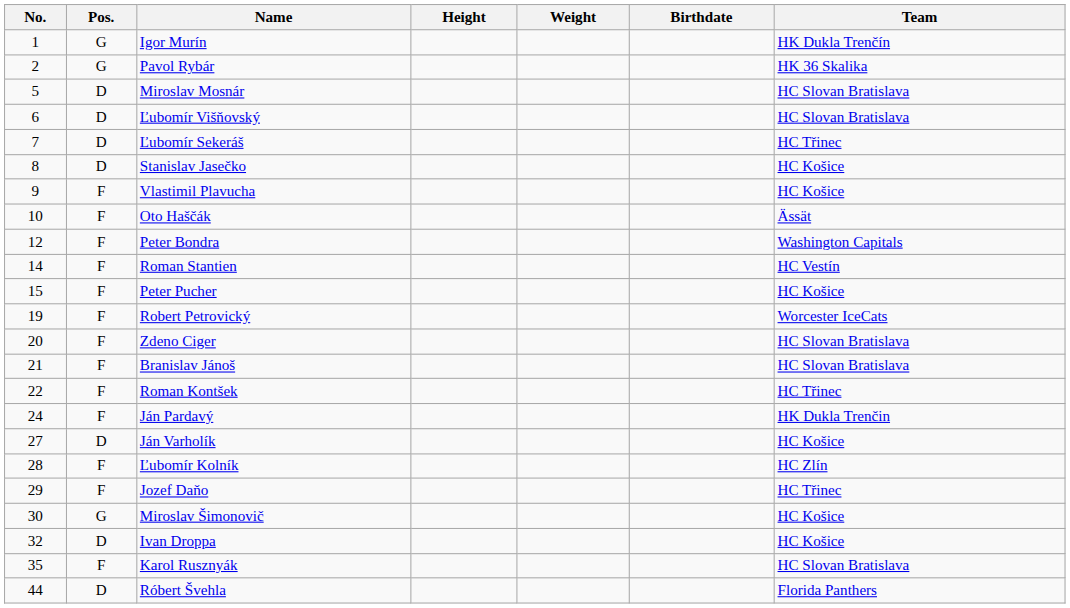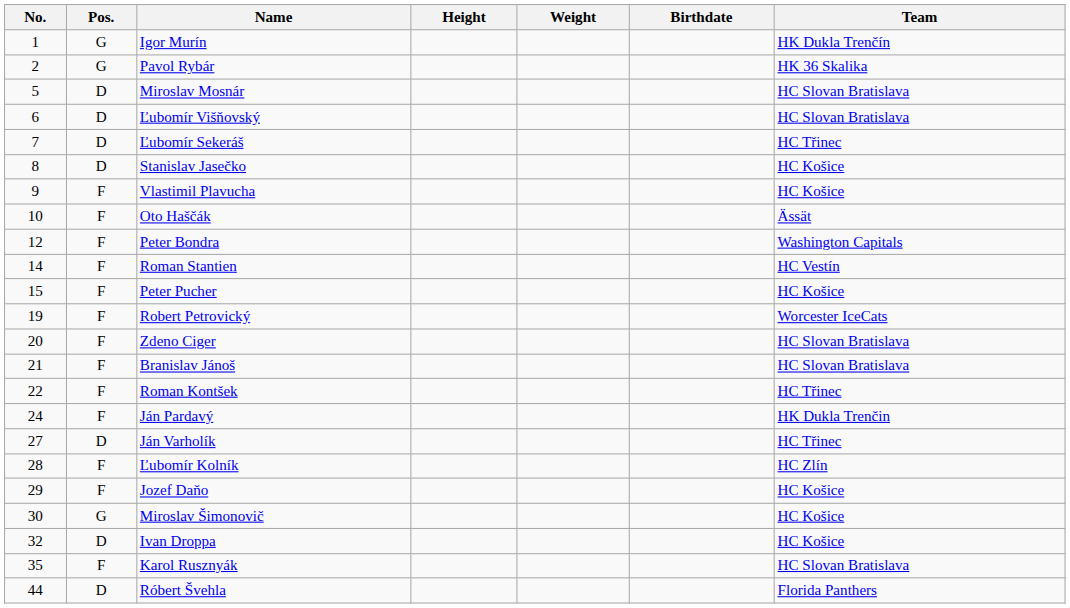(811, 441) HC Košice -> (810, 441) HC Třinec
(810, 491) HC Třinec -> (811, 491) HC Košice
